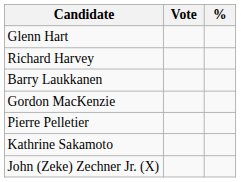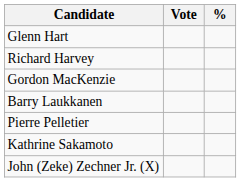rows swapped: (55, 79) <-> (61, 101)
